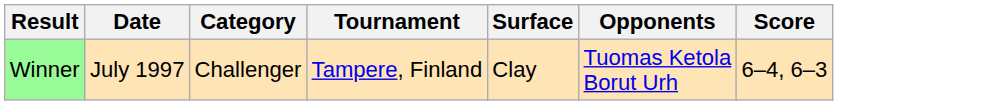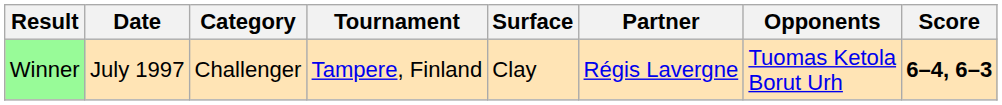+ column: (661, 22)
(784, 69) normal -> (949, 69) bold
